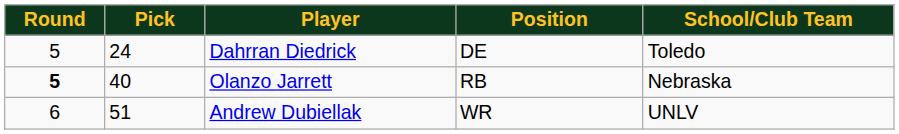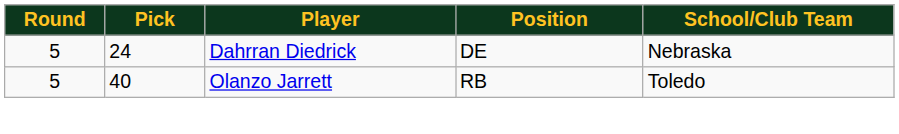(677, 50) Toledo -> (690, 50) Nebraska
(55, 81) bold -> (55, 81) normal
(690, 81) Nebraska -> (677, 81) Toledo
- row: (285, 112)
